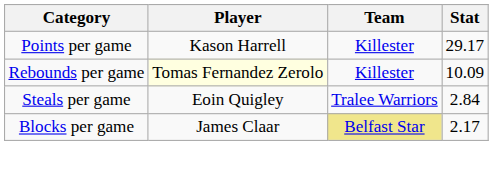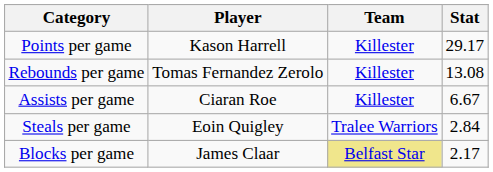(238, 72) lightyellow background -> (238, 72) no background
(465, 72) 10.09 -> (465, 72) 13.08
+ row: (76, 99)
